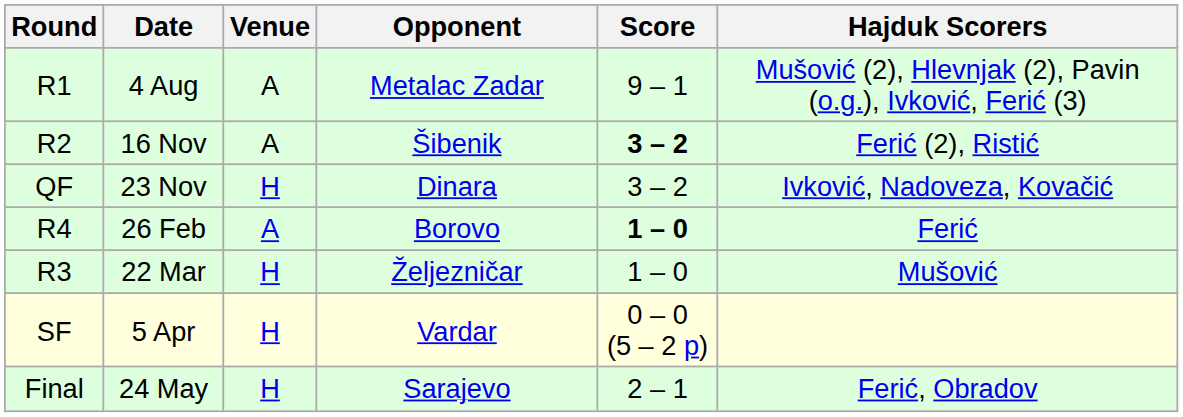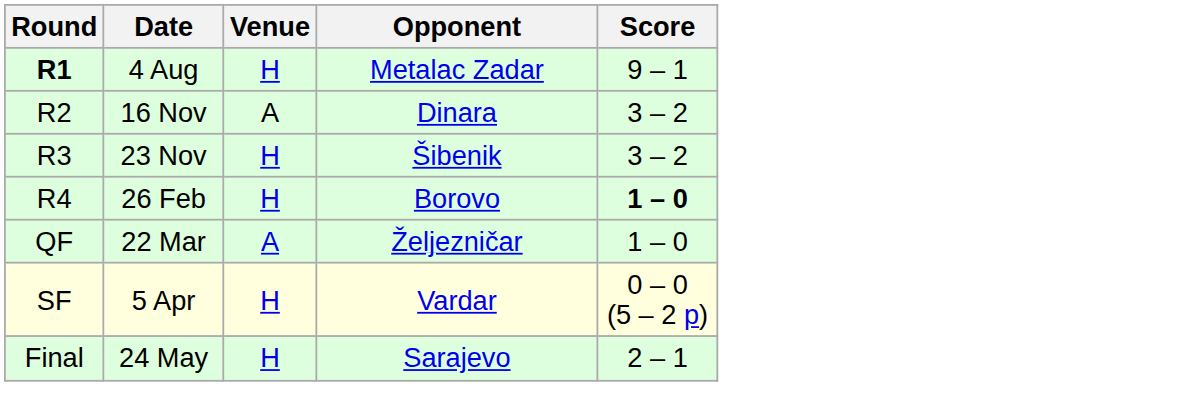- column: (948, 27)
(54, 85) normal -> (54, 70) bold
(270, 85) A -> (270, 70) H
(457, 143) Šibenik -> (457, 113) Dinara
(658, 143) bold -> (658, 113) normal
(54, 186) QF -> (54, 156) R3
(457, 186) Dinara -> (457, 156) Šibenik
(270, 229) A -> (270, 199) H
(54, 272) R3 -> (54, 242) QF
(270, 272) H -> (270, 242) A
